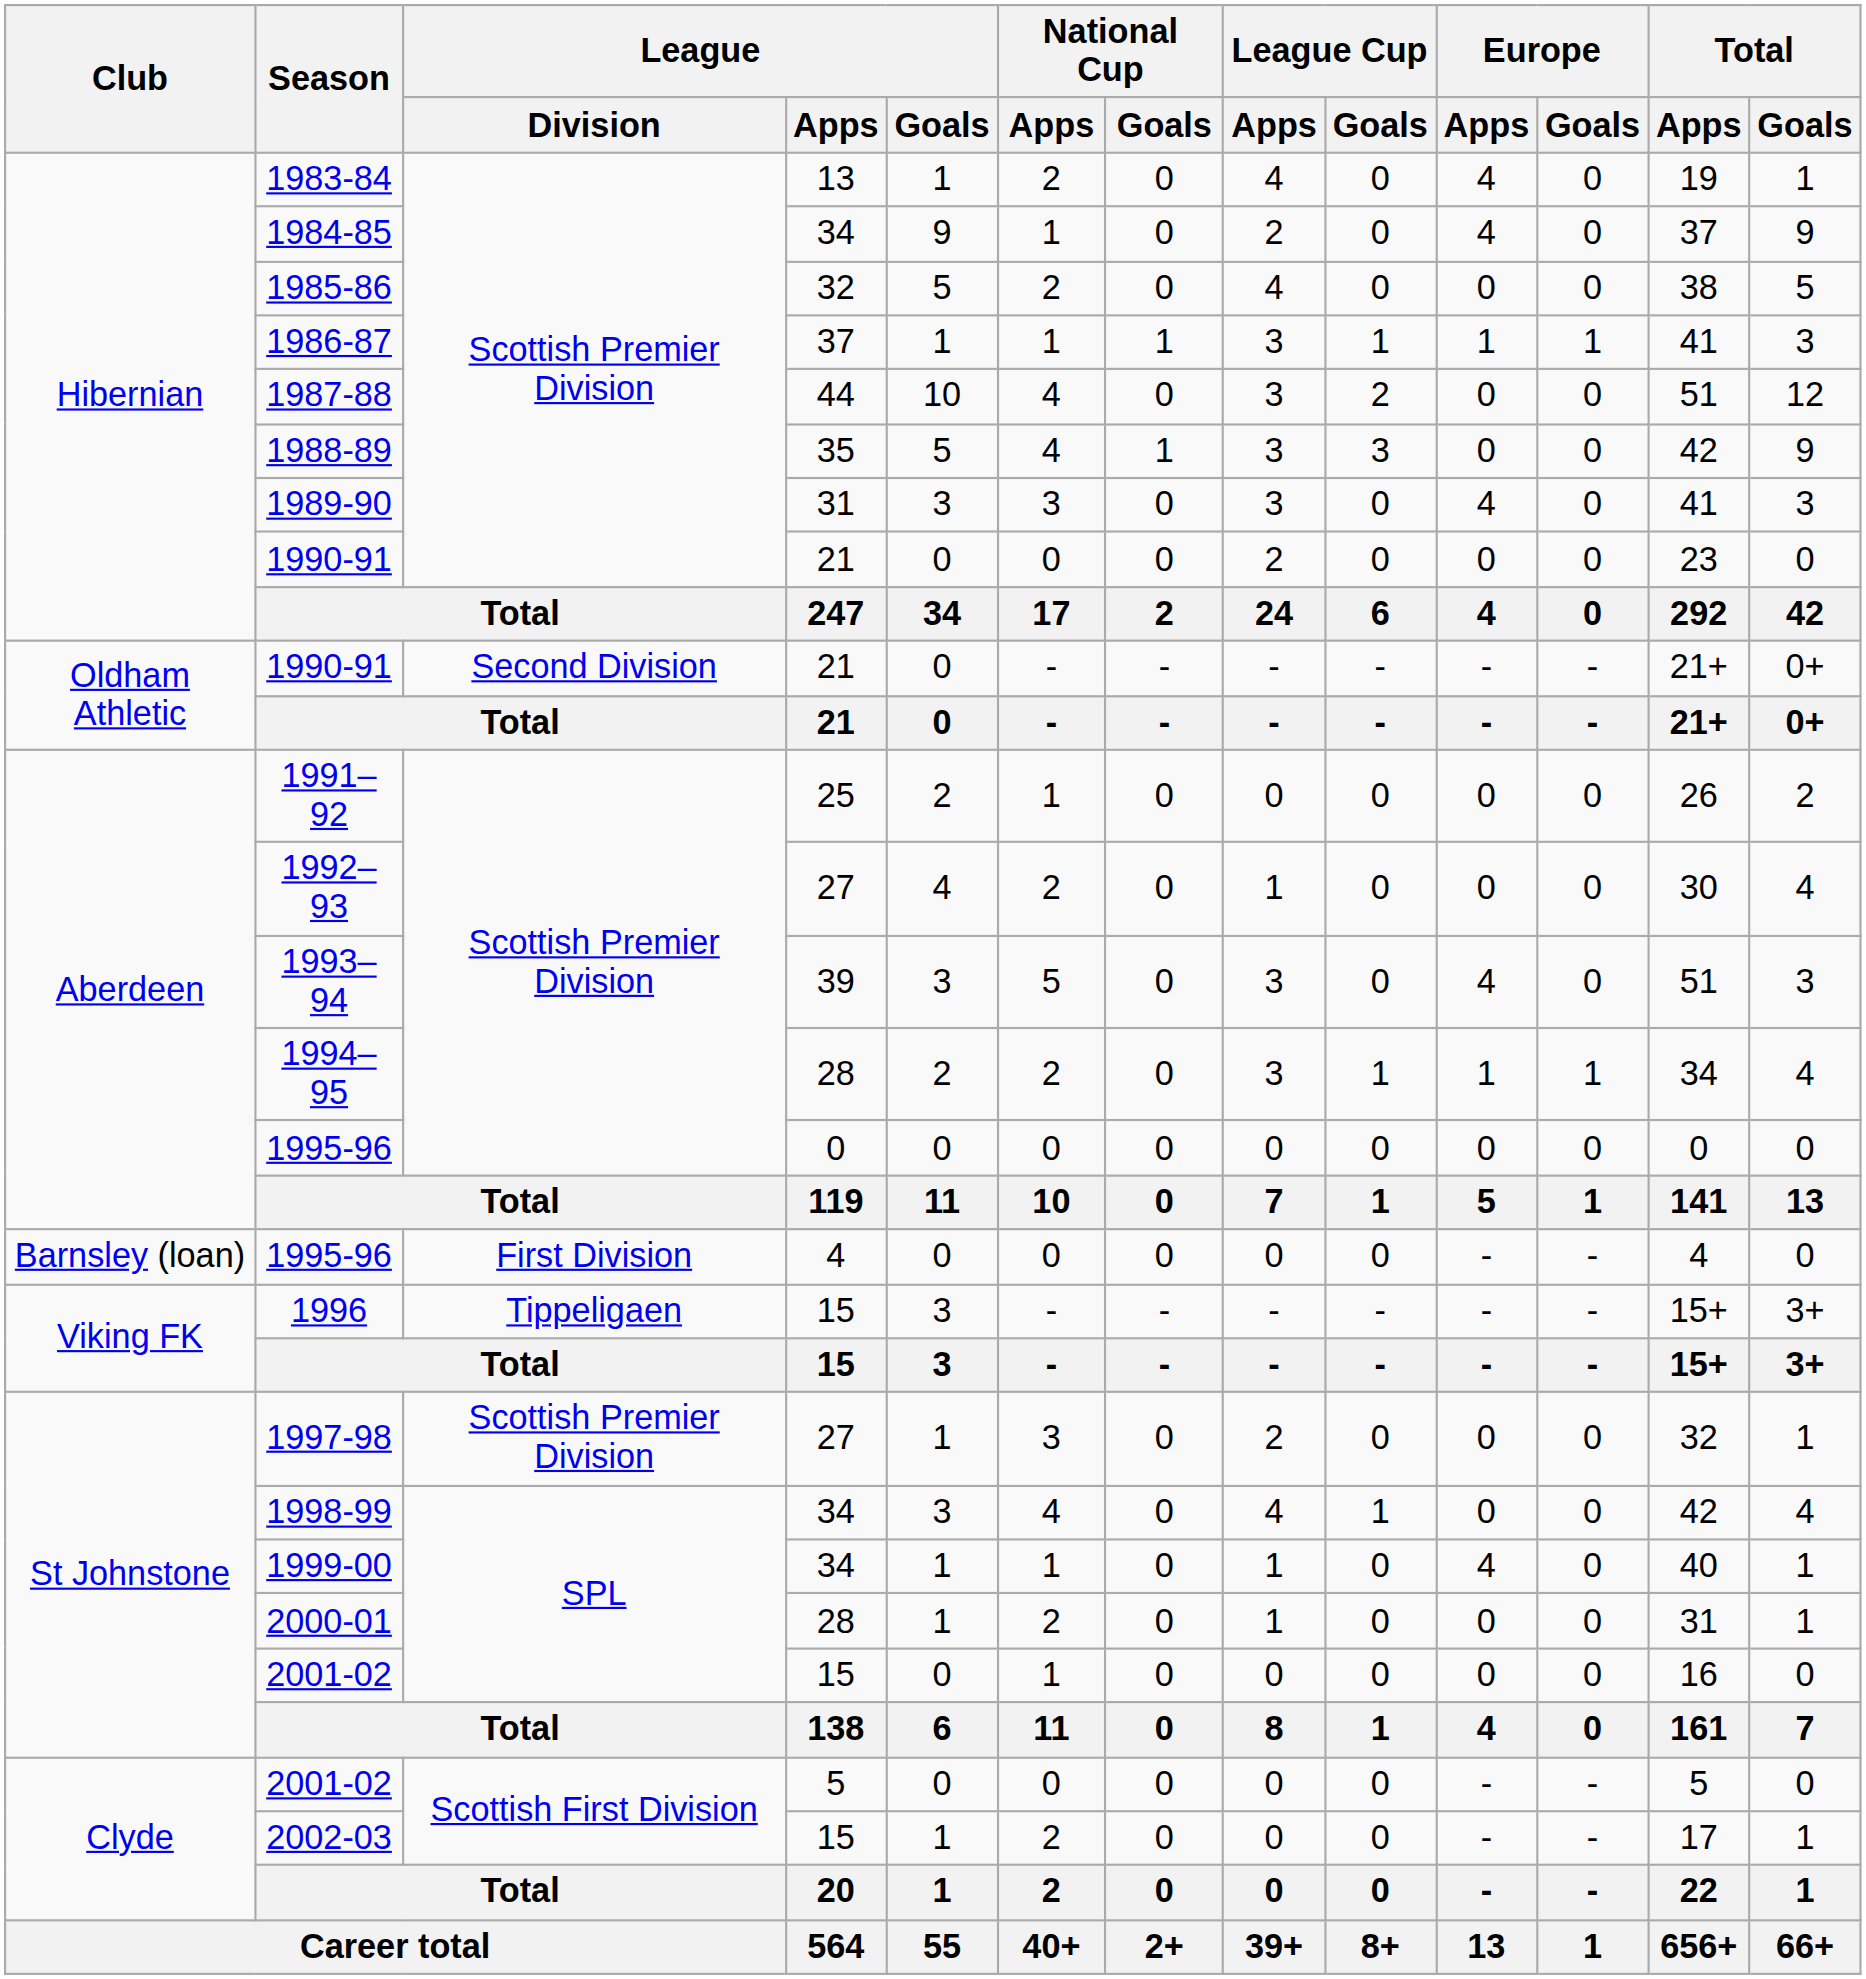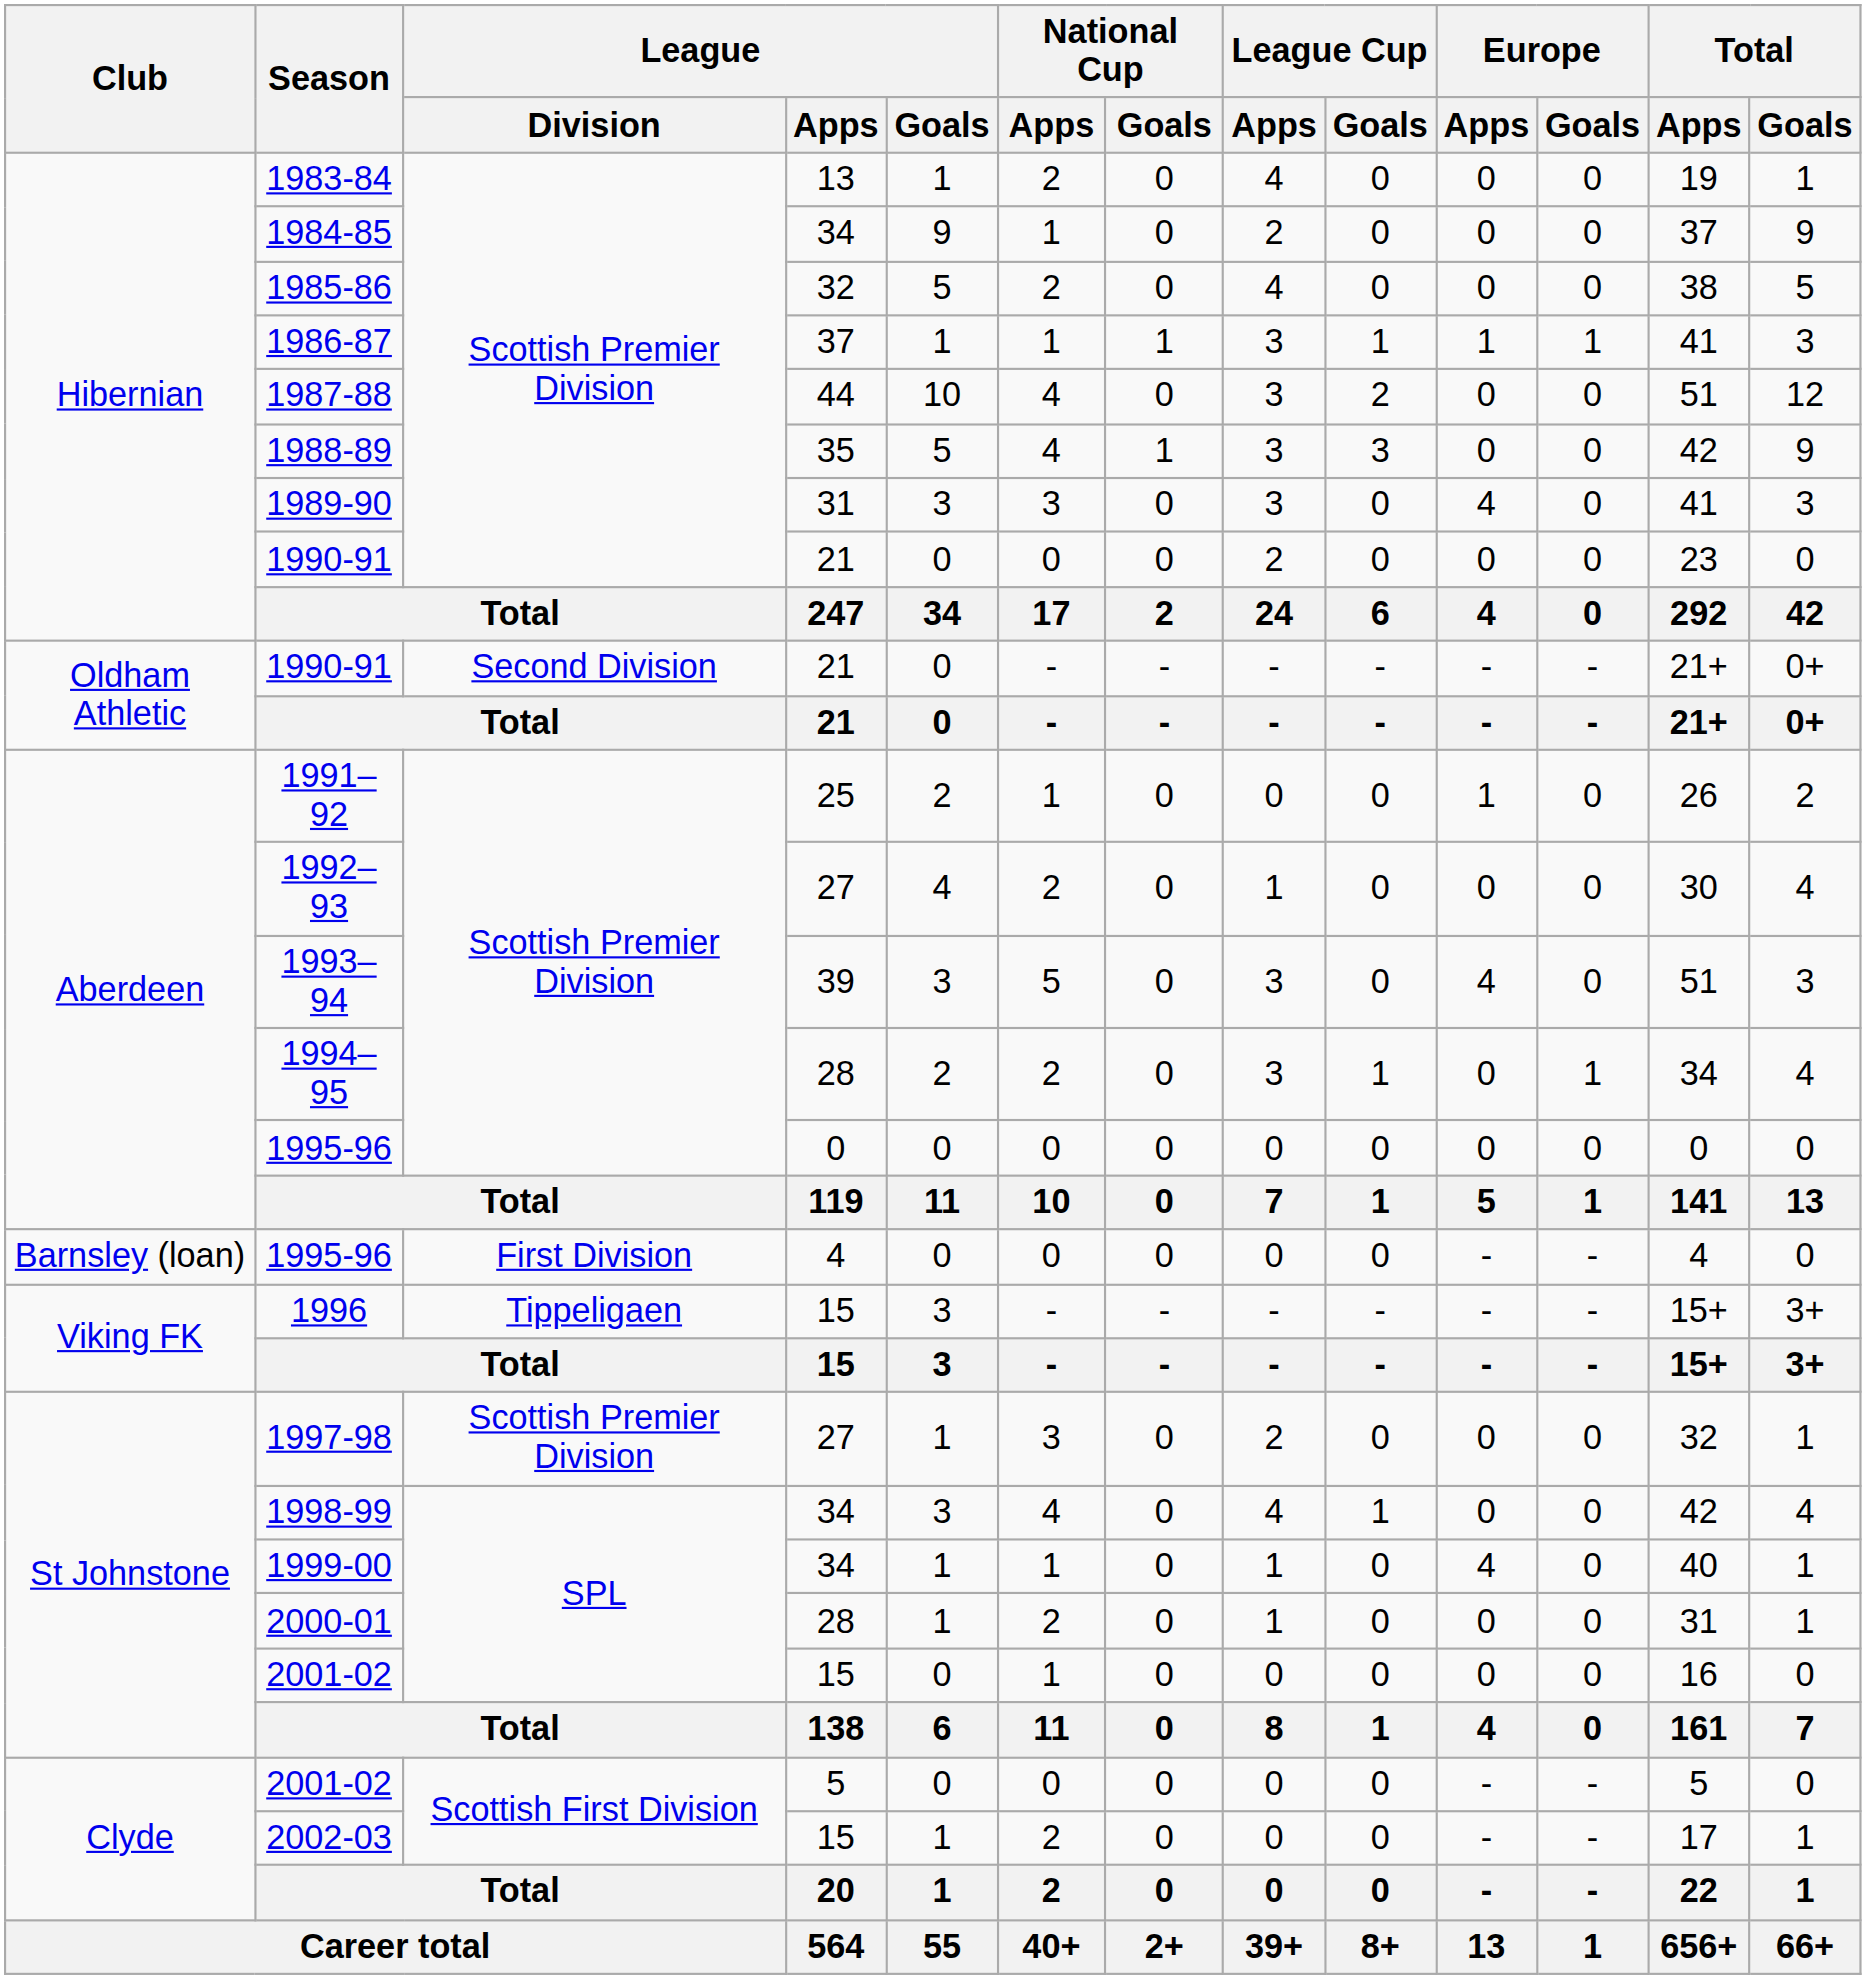(1486, 178) 4 -> (1486, 178) 0
(1486, 233) 4 -> (1486, 233) 0
(1486, 795) 0 -> (1486, 795) 1
(1486, 1073) 1 -> (1486, 1073) 0
